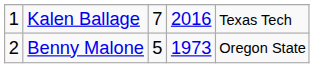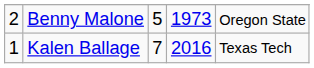rows swapped: (84, 18) <-> (86, 47)
